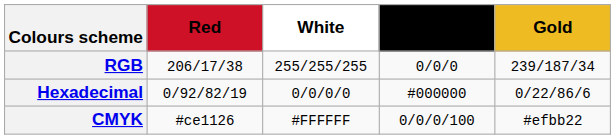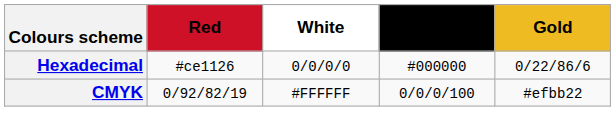- row: (124, 65)
(205, 94) 0/92/82/19 -> (205, 67) #ce1126
(205, 122) #ce1126 -> (205, 94) 0/92/82/19
